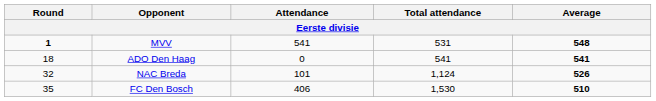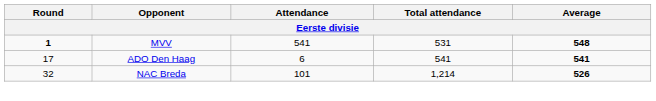(48, 58) 18 -> (48, 58) 17
(302, 58) 0 -> (302, 58) 6
(443, 74) 1,124 -> (443, 74) 1,214
- row: (161, 89)
